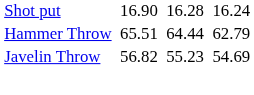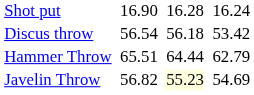+ row: (49, 33)
(185, 56) no background -> (185, 79) lightyellow background
